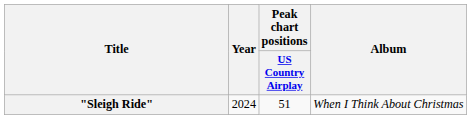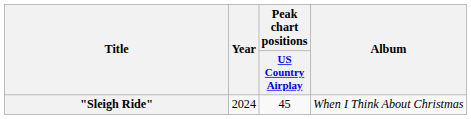(285, 104) 51 -> (285, 104) 45
